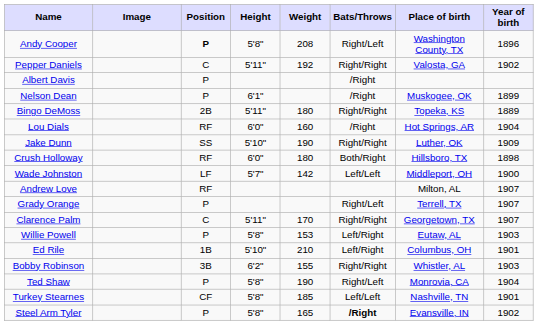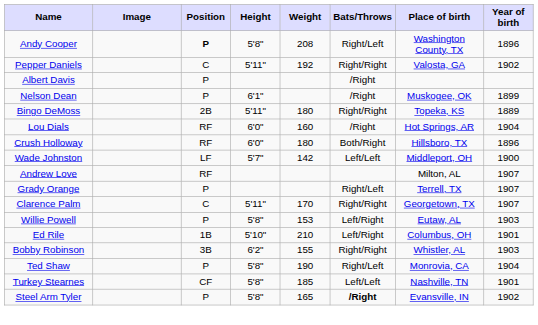- row: (48, 142)
(508, 158) 1898 -> (508, 142) 1896
